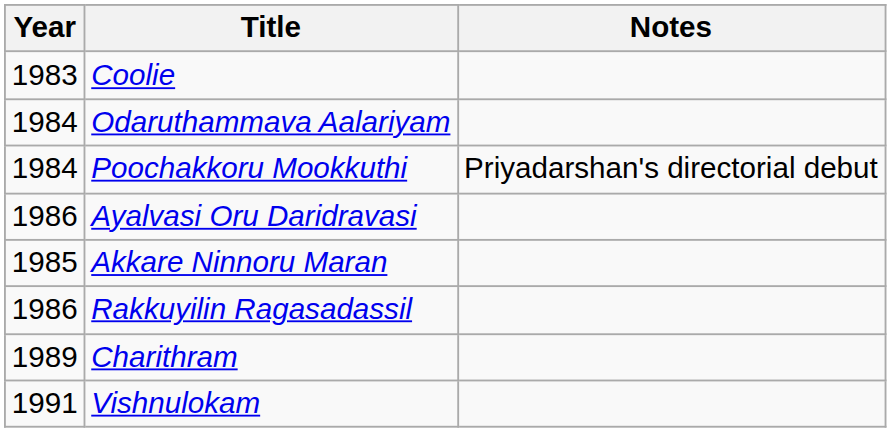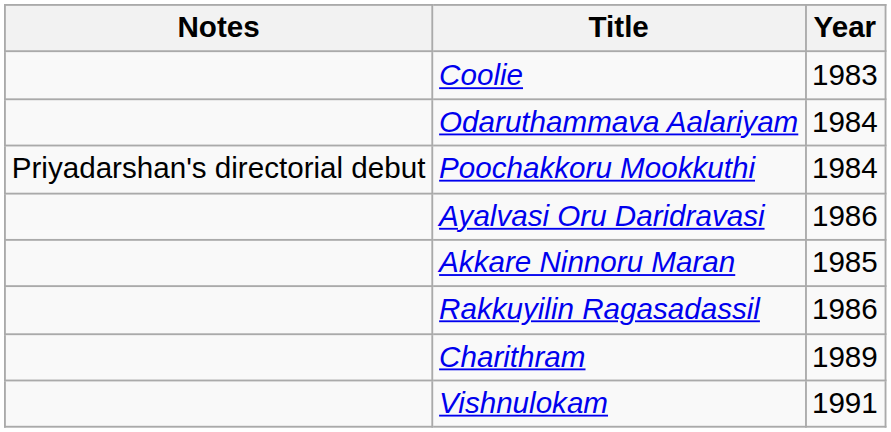columns swapped: (45, 27) <-> (671, 27)
